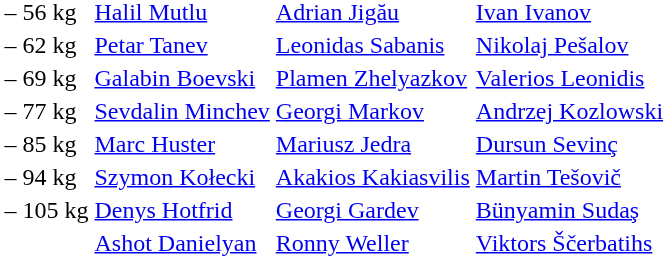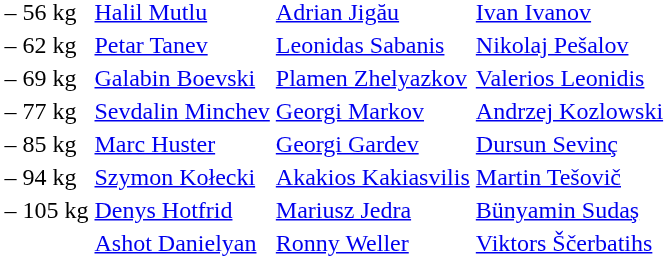(343, 143) Mariusz Jedra -> (347, 143) Georgi Gardev
(347, 209) Georgi Gardev -> (343, 209) Mariusz Jedra
